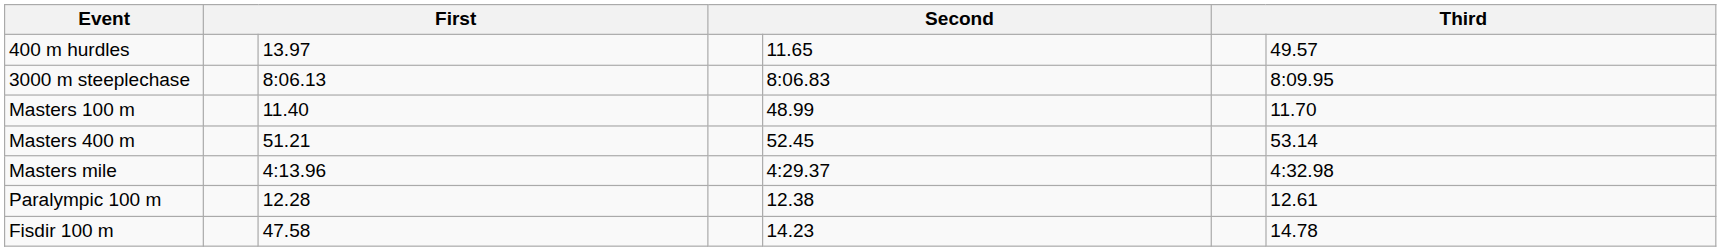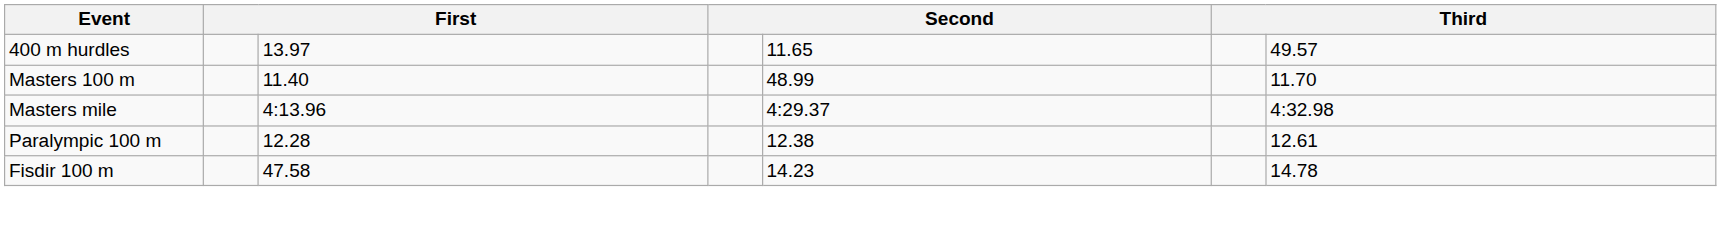- row: (99, 79)
- row: (72, 140)
